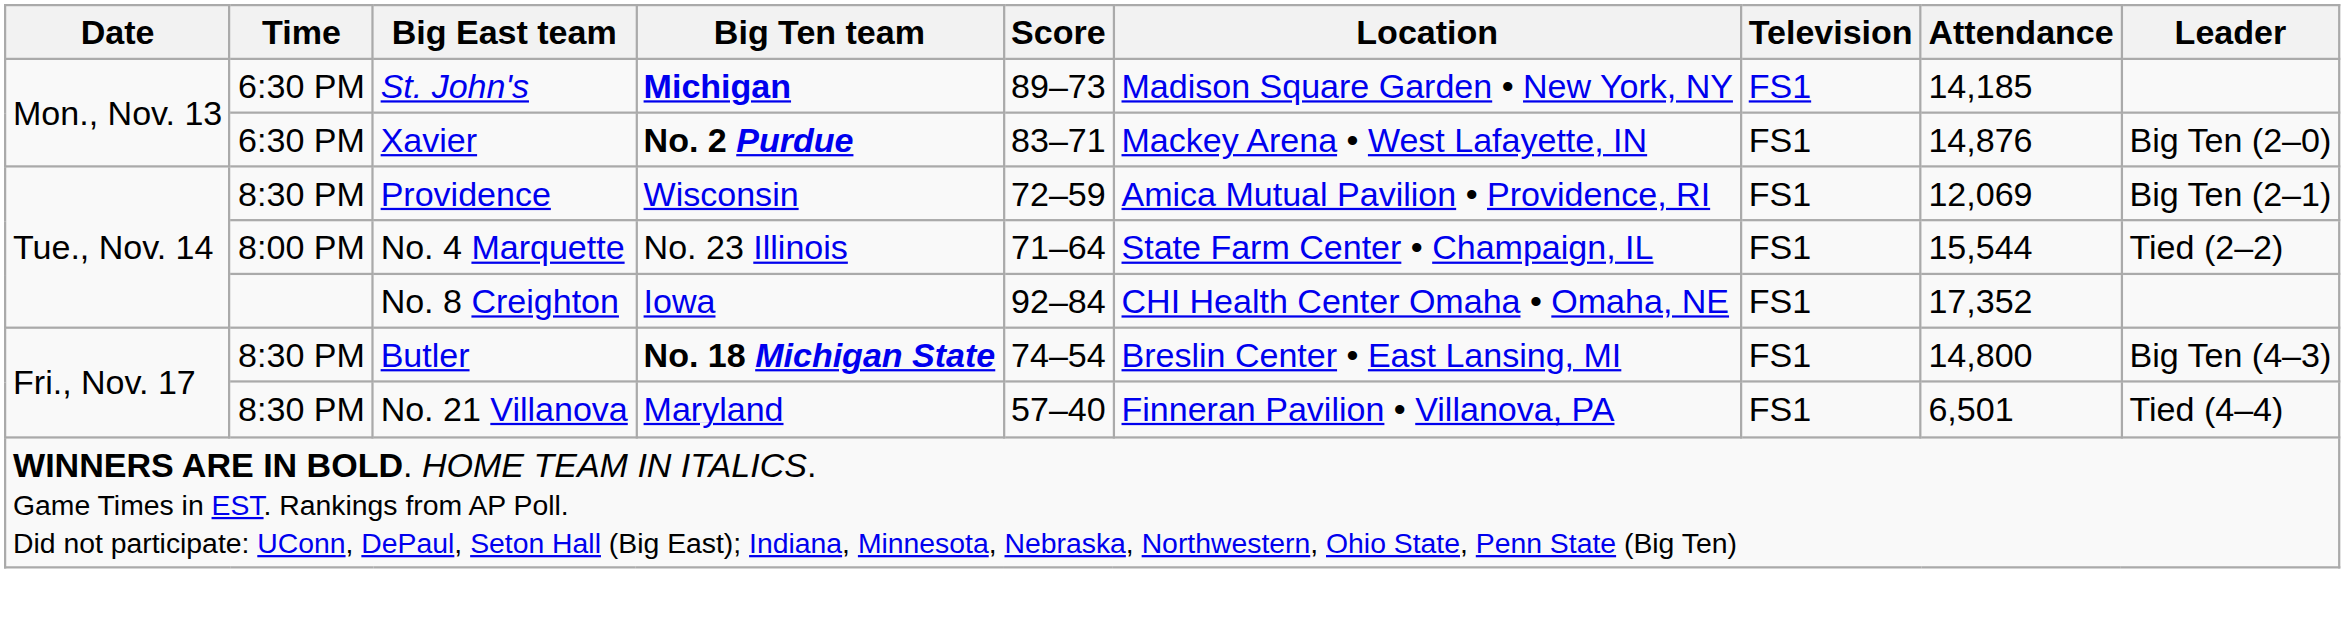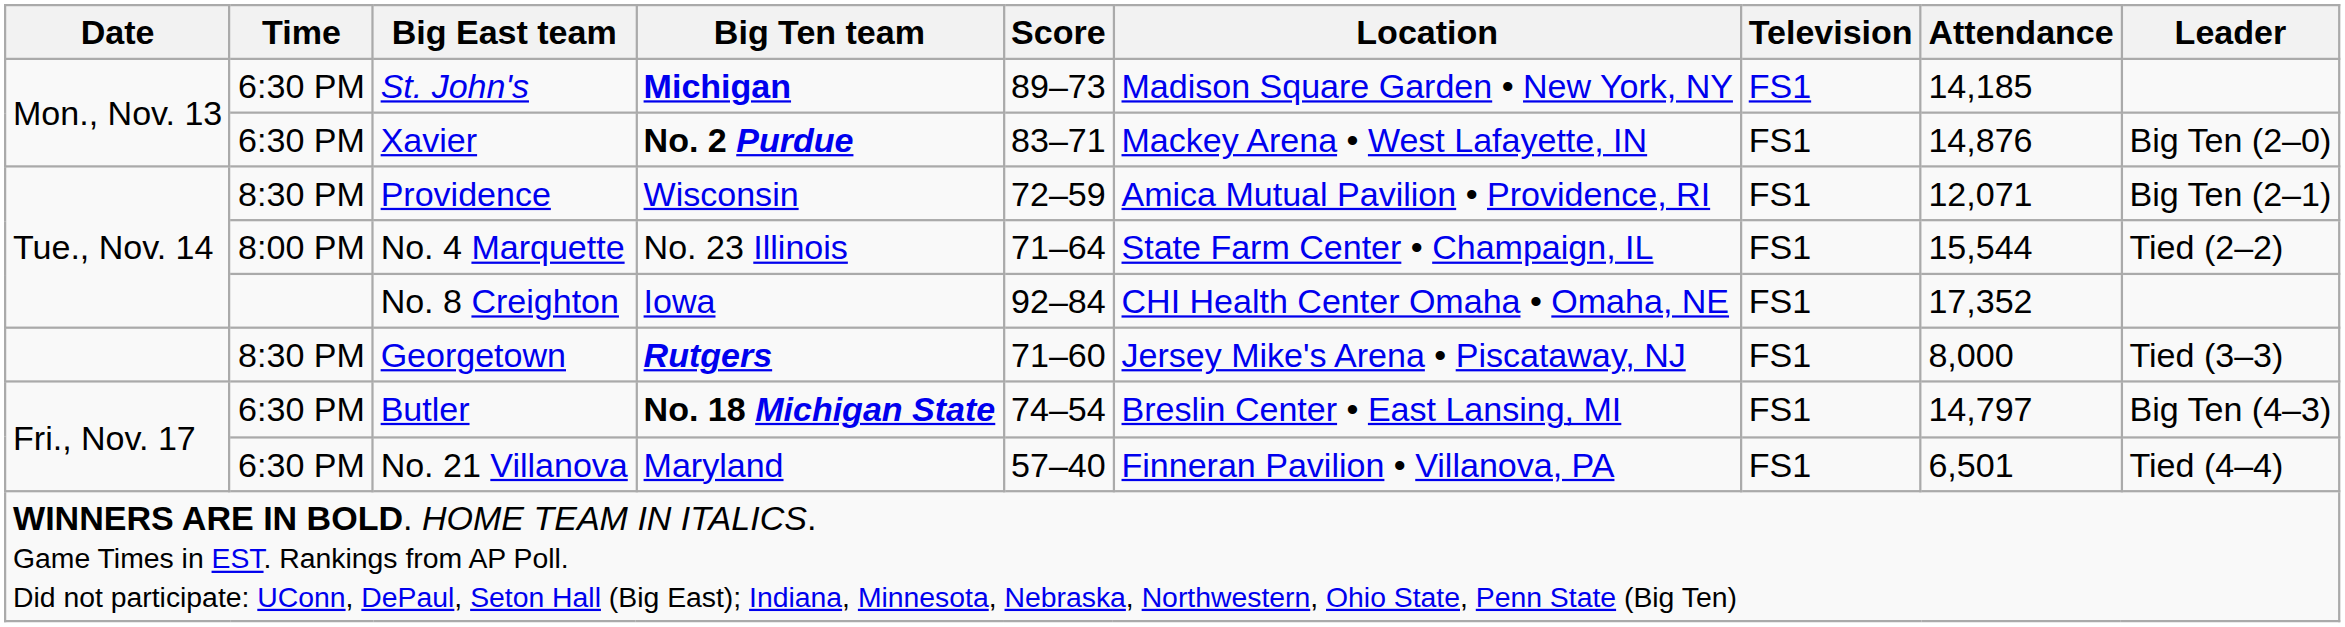(1980, 194) 12,069 -> (1980, 194) 12,071
+ row: (473, 356)
(301, 356) 8:30 PM -> (301, 410) 6:30 PM
(1980, 356) 14,800 -> (1980, 410) 14,797
(301, 410) 8:30 PM -> (301, 463) 6:30 PM
